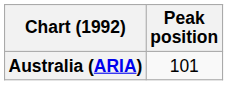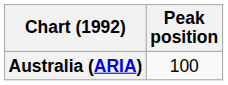(184, 65) 101 -> (184, 65) 100
